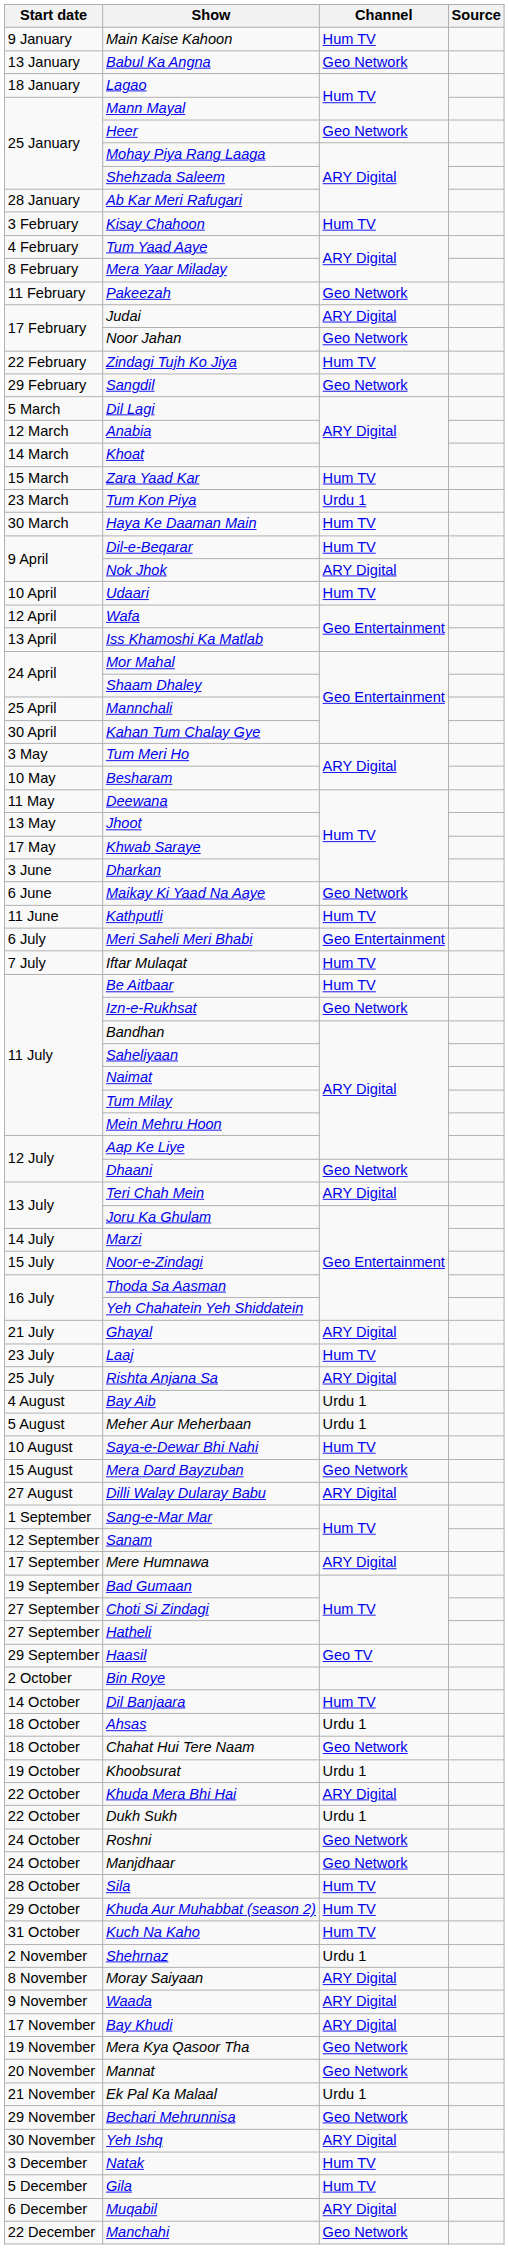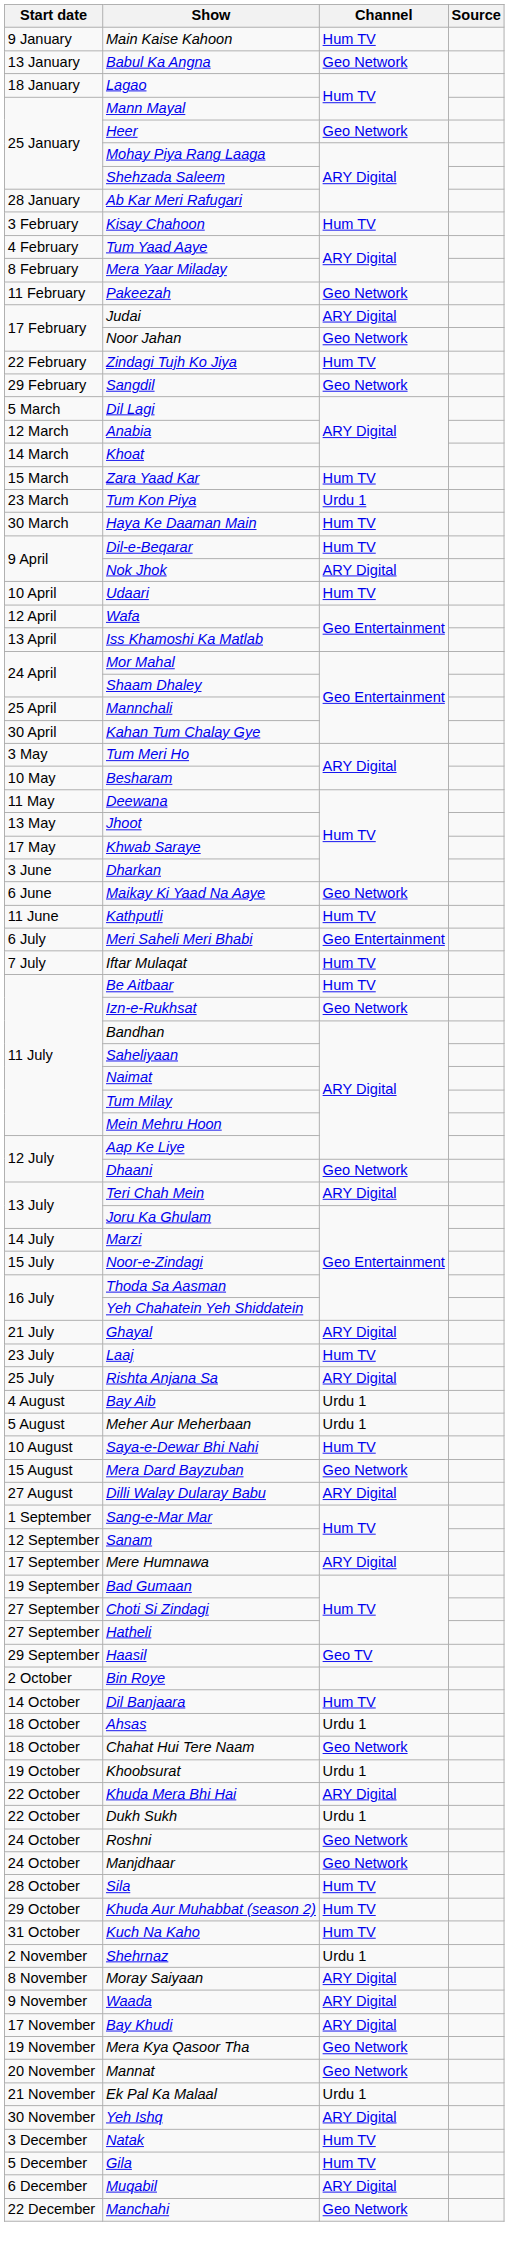- row: (171, 2117)
